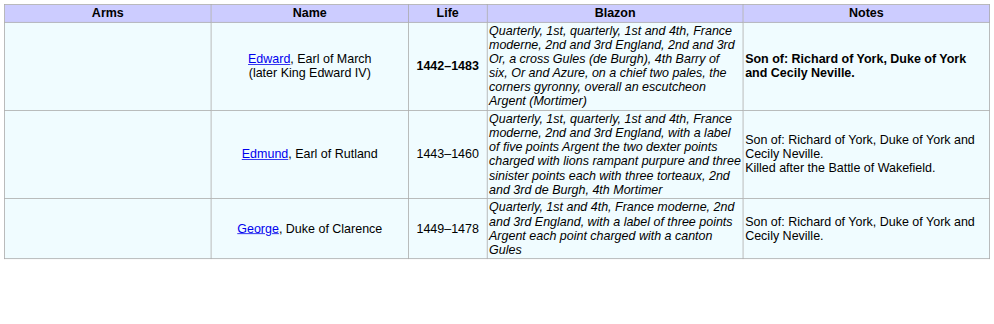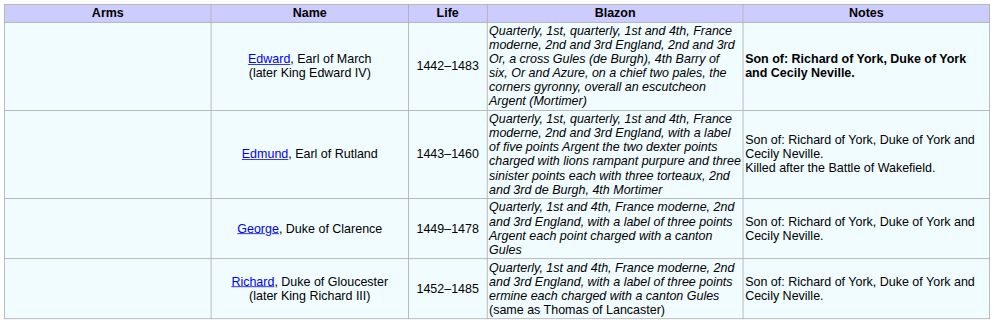(448, 66) bold -> (448, 66) normal
+ row: (310, 288)
